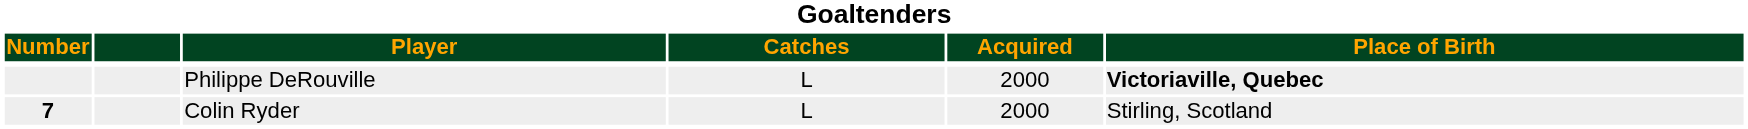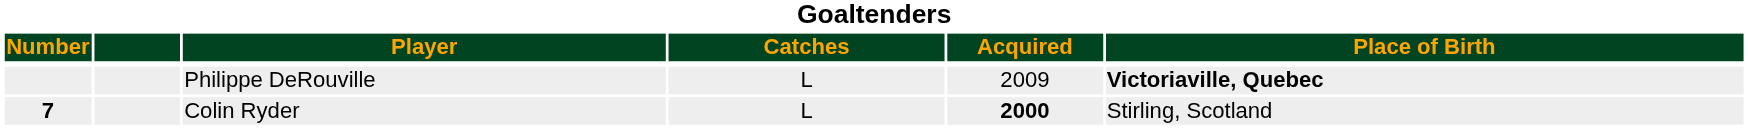(1025, 80) 2000 -> (1025, 80) 2009
(1025, 110) normal -> (1025, 110) bold
